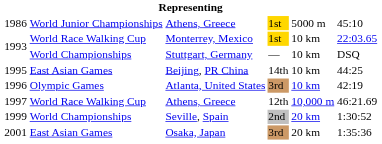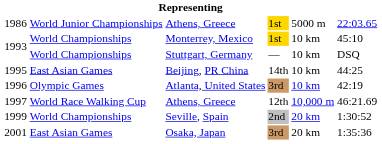(350, 23) 45:10 -> (357, 23) 22:03.65
(88, 38) World Race Walking Cup -> (81, 38) World Championships
(357, 38) 22:03.65 -> (350, 38) 45:10
